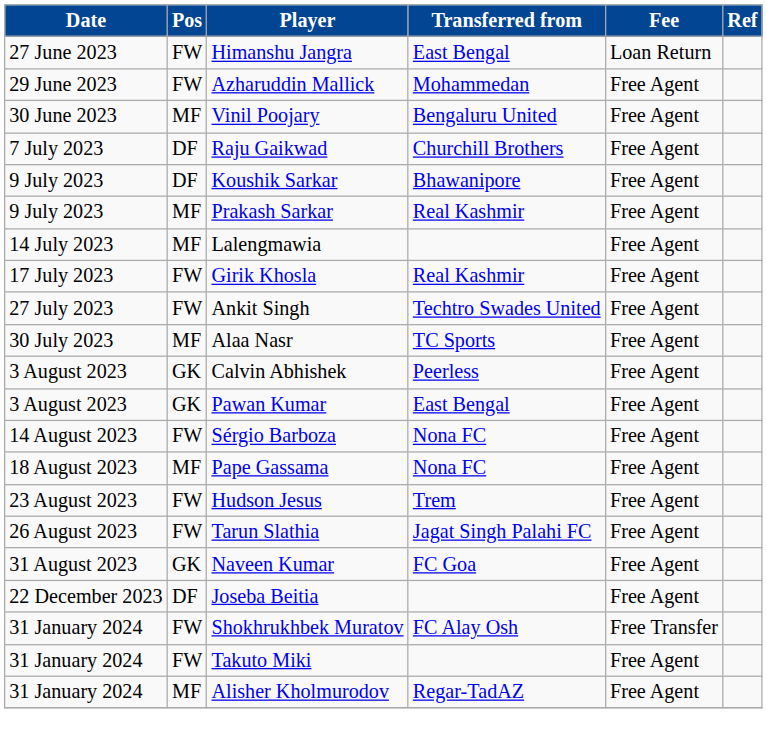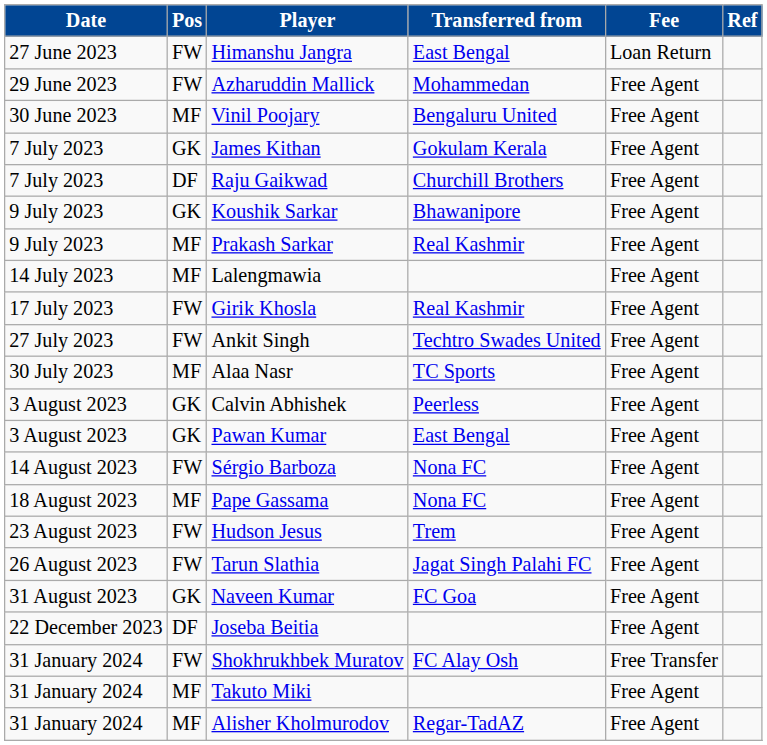+ row: (266, 148)
(185, 180) DF -> (187, 212) GK
(187, 659) FW -> (187, 691) MF
